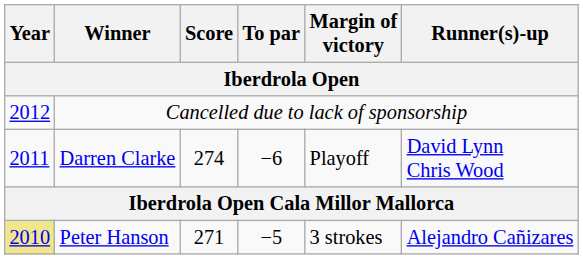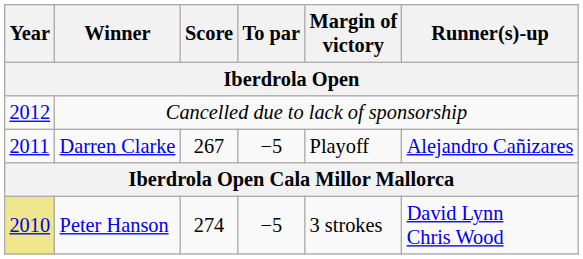(209, 158) 274 -> (209, 146) 267
(271, 158) −6 -> (271, 146) −5
(455, 158) David Lynn Chris Wood -> (490, 146) Alejandro Cañizares
(209, 237) 271 -> (209, 225) 274
(490, 237) Alejandro Cañizares -> (455, 225) David Lynn Chris Wood
